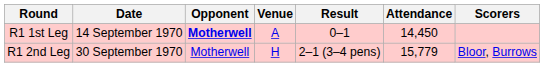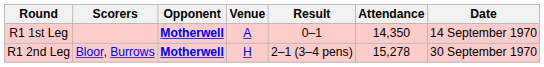columns swapped: (129, 14) <-> (497, 14)
(419, 33) 14,450 -> (391, 33) 14,350
(220, 52) normal -> (192, 52) bold
(419, 52) 15,779 -> (391, 52) 15,278
